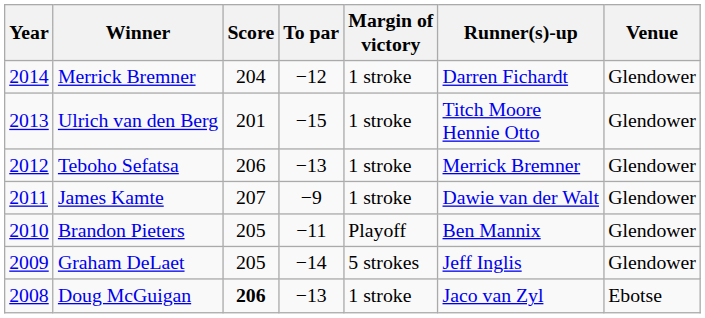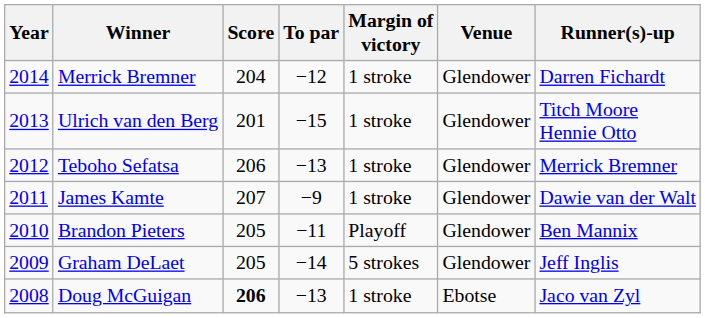columns swapped: (521, 32) <-> (652, 32)
